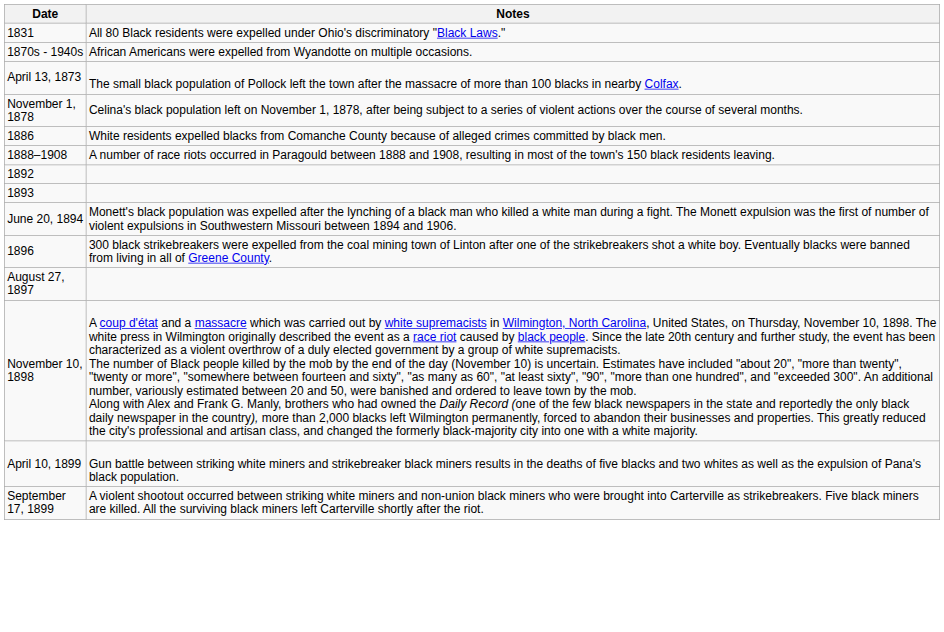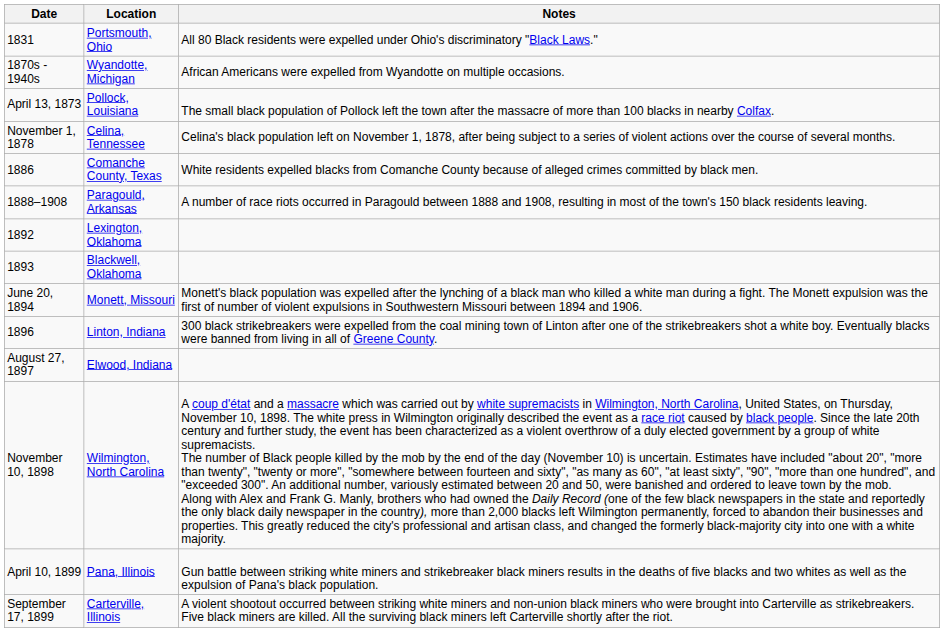+ column: (131, 14)
